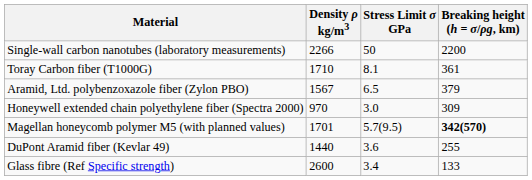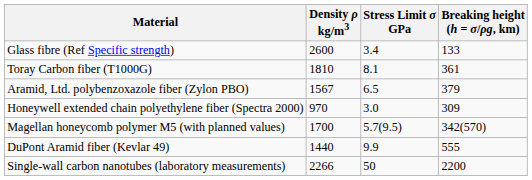rows swapped: (146, 50) <-> (91, 166)
(321, 69) 1710 -> (321, 69) 1810
(321, 127) 1701 -> (321, 127) 1700
(464, 127) bold -> (464, 127) normal
(371, 146) 3.6 -> (371, 146) 9.9
(451, 146) 255 -> (451, 146) 555
